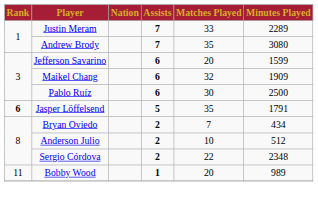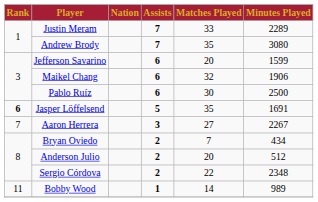(278, 76) 1909 -> (278, 76) 1906
(278, 108) 1791 -> (278, 108) 1691
+ row: (70, 124)
(209, 141) 10 -> (209, 157) 20
(209, 173) 20 -> (209, 189) 14
